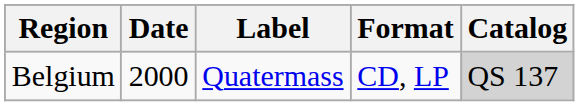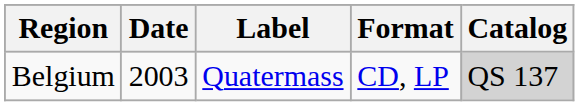(159, 75) 2000 -> (159, 75) 2003
